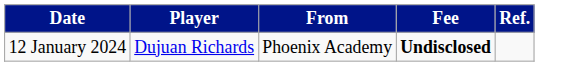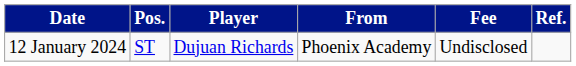+ column: (150, 18)
(446, 46) bold -> (483, 46) normal
